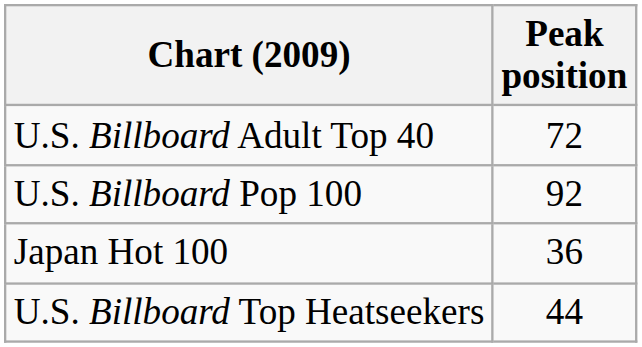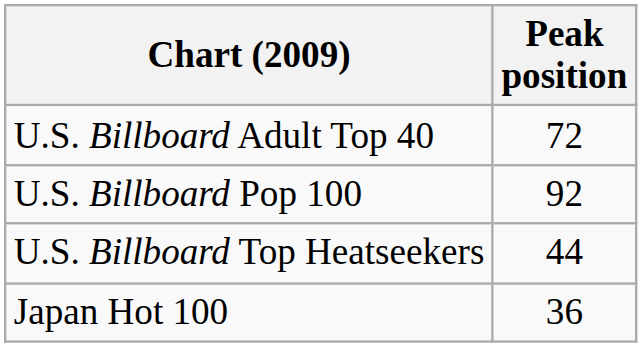rows swapped: (249, 311) <-> (121, 252)
